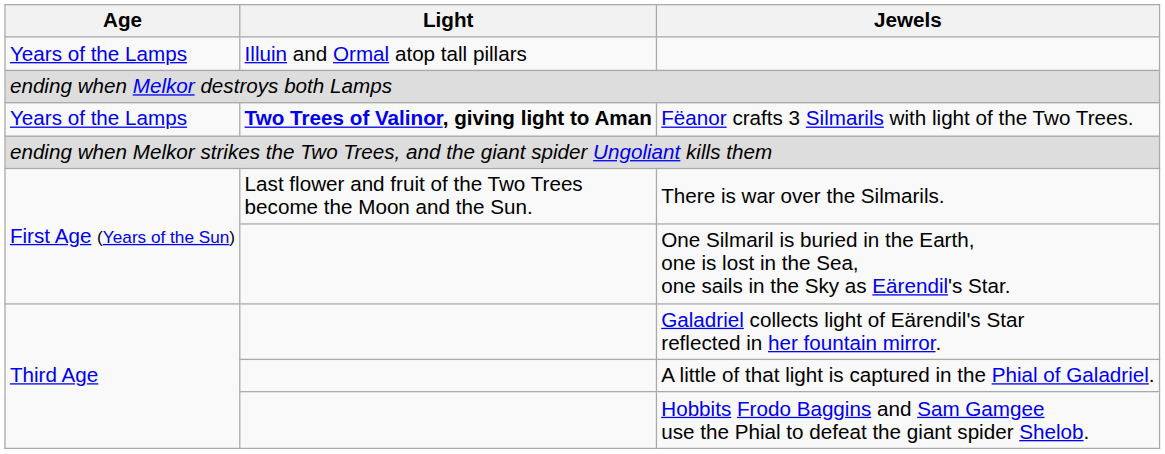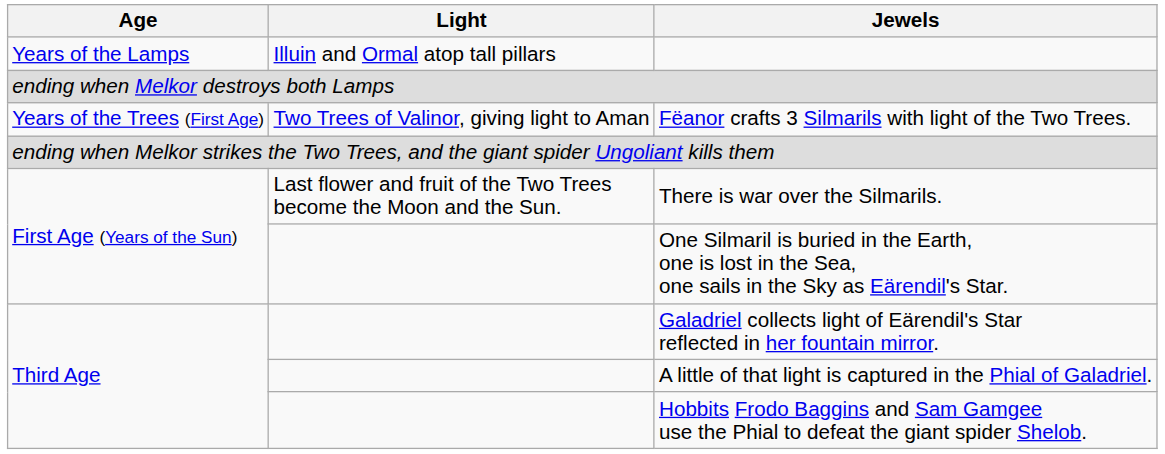(98, 119) Years of the Lamps -> (138, 119) Years of the Trees (First Age)
(448, 119) bold -> (462, 119) normal
